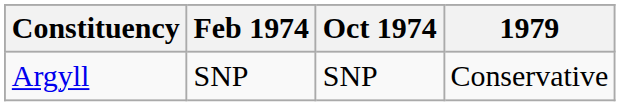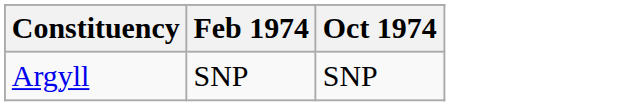- column: (529, 28)
